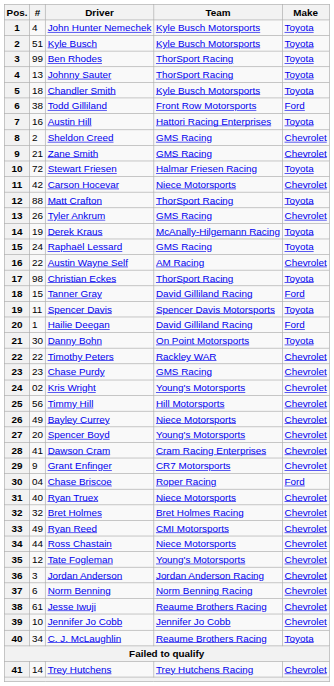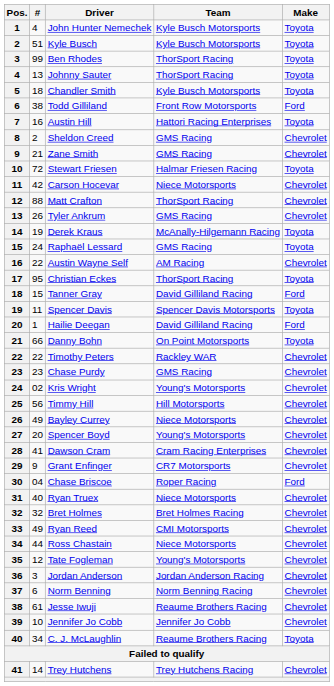(299, 200) Toyota -> (306, 200) Chevrolet
(38, 278) 98 -> (38, 278) 95
(38, 341) 30 -> (38, 341) 66
